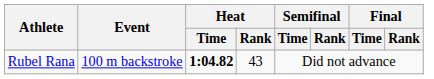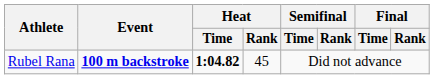(132, 62) normal -> (135, 62) bold
(256, 62) 43 -> (262, 62) 45
